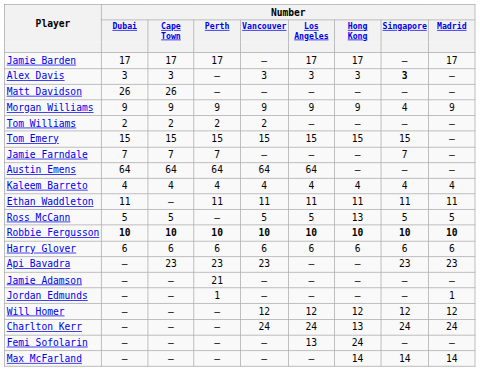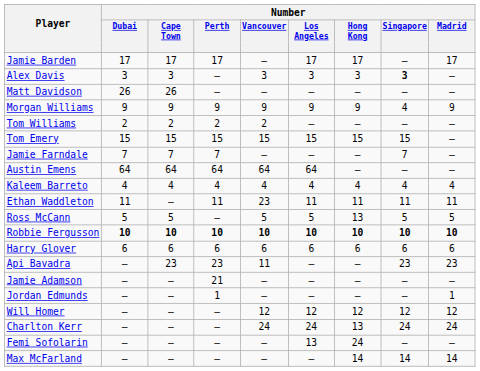(264, 202) 11 -> (264, 202) 23
(264, 264) 23 -> (264, 264) 11
